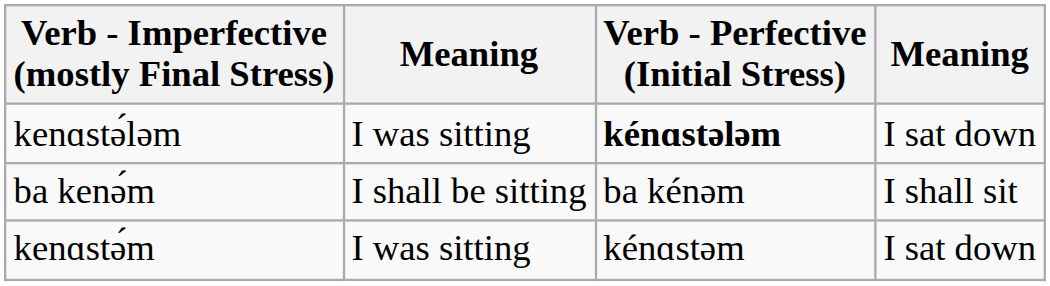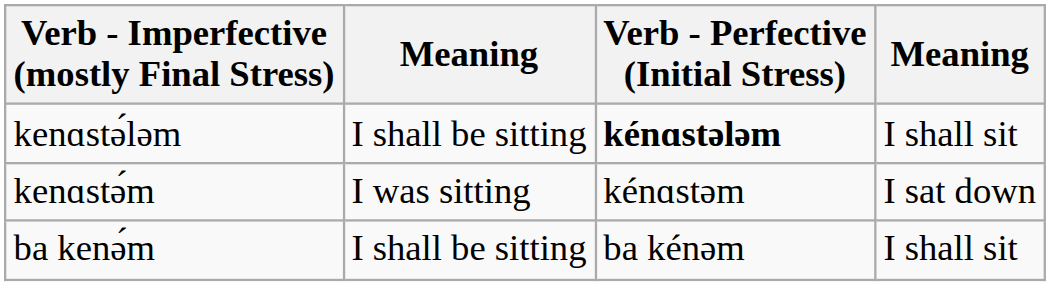(441, 132) I was sitting -> (469, 132) I shall be sitting
(960, 132) I sat down -> (951, 132) I shall sit
rows swapped: (84, 249) <-> (84, 190)
